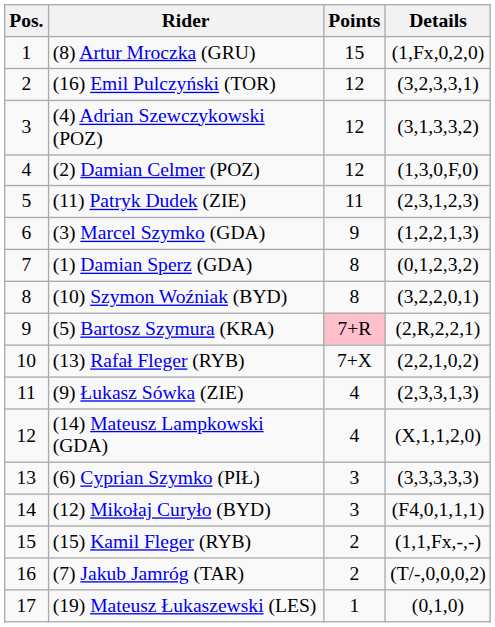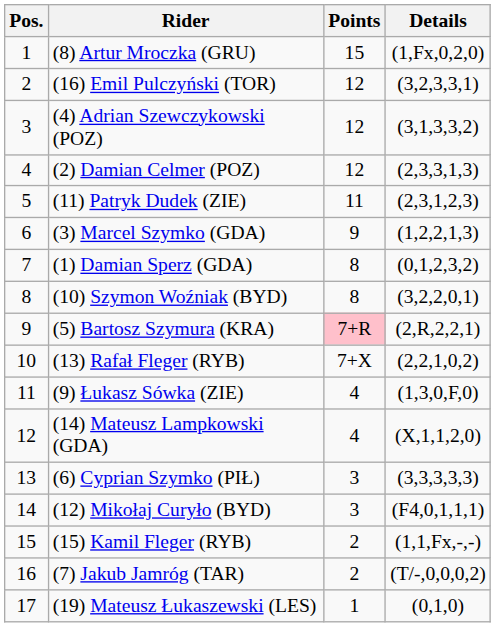(438, 169) (1,3,0,F,0) -> (438, 169) (2,3,3,1,3)
(438, 391) (2,3,3,1,3) -> (438, 391) (1,3,0,F,0)
